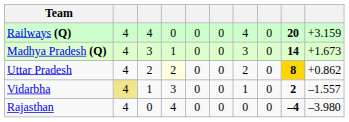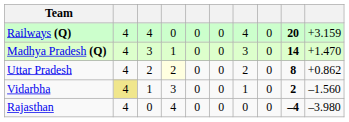(324, 51) +1.673 -> (324, 51) +1.470
(293, 70) gold background -> (293, 70) no background
(324, 88) –1.557 -> (324, 88) –1.560
